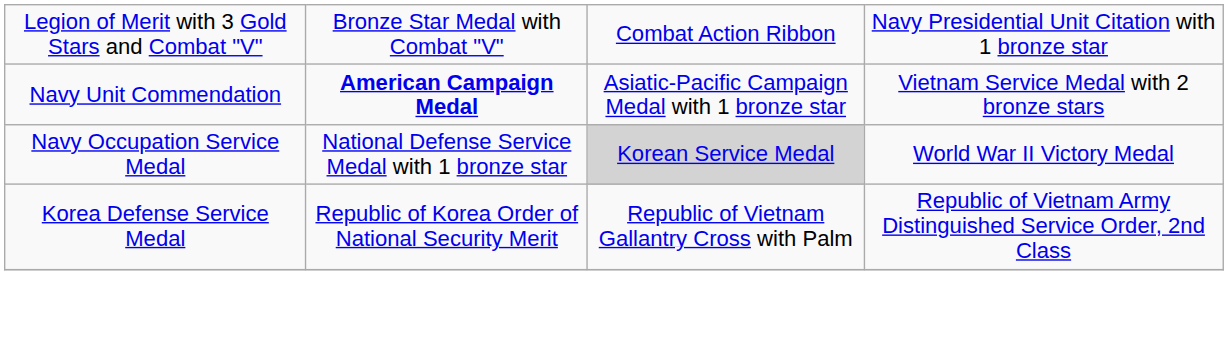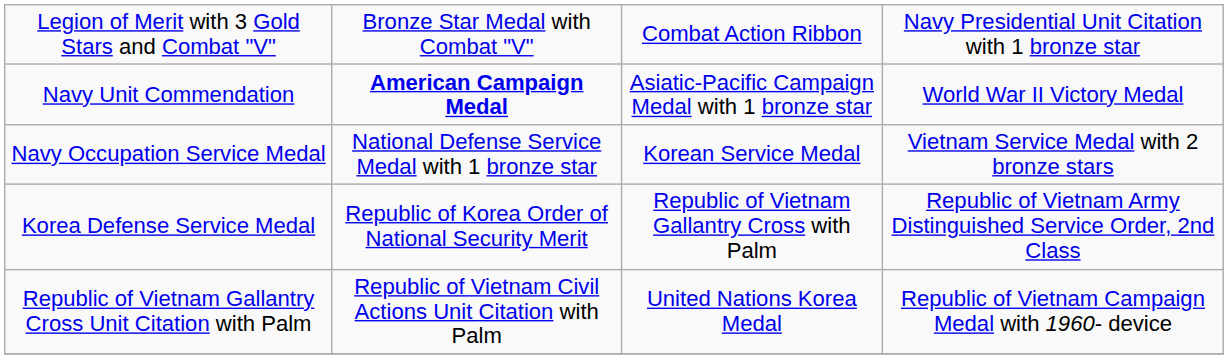(1044, 94) Vietnam Service Medal with 2 bronze stars -> (1053, 94) World War II Victory Medal
(726, 154) lightgrey background -> (752, 154) no background
(1044, 154) World War II Victory Medal -> (1053, 154) Vietnam Service Medal with 2 bronze stars
+ row: (169, 311)
